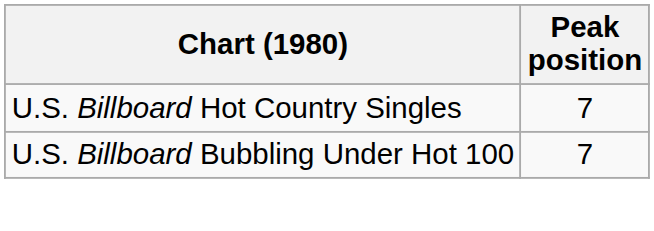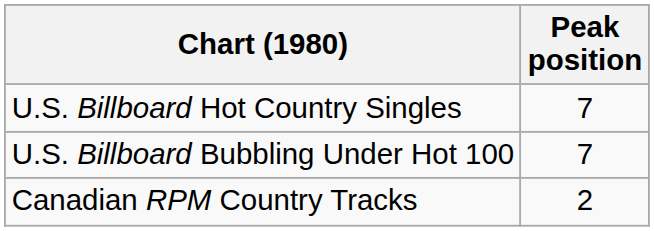+ row: (215, 201)
